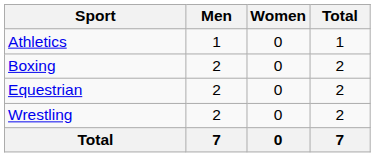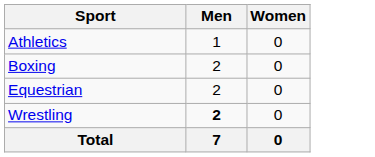- column: (340, 16)
(216, 115) normal -> (216, 115) bold
